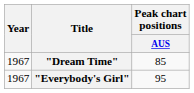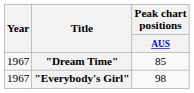(161, 79) 95 -> (161, 79) 98
